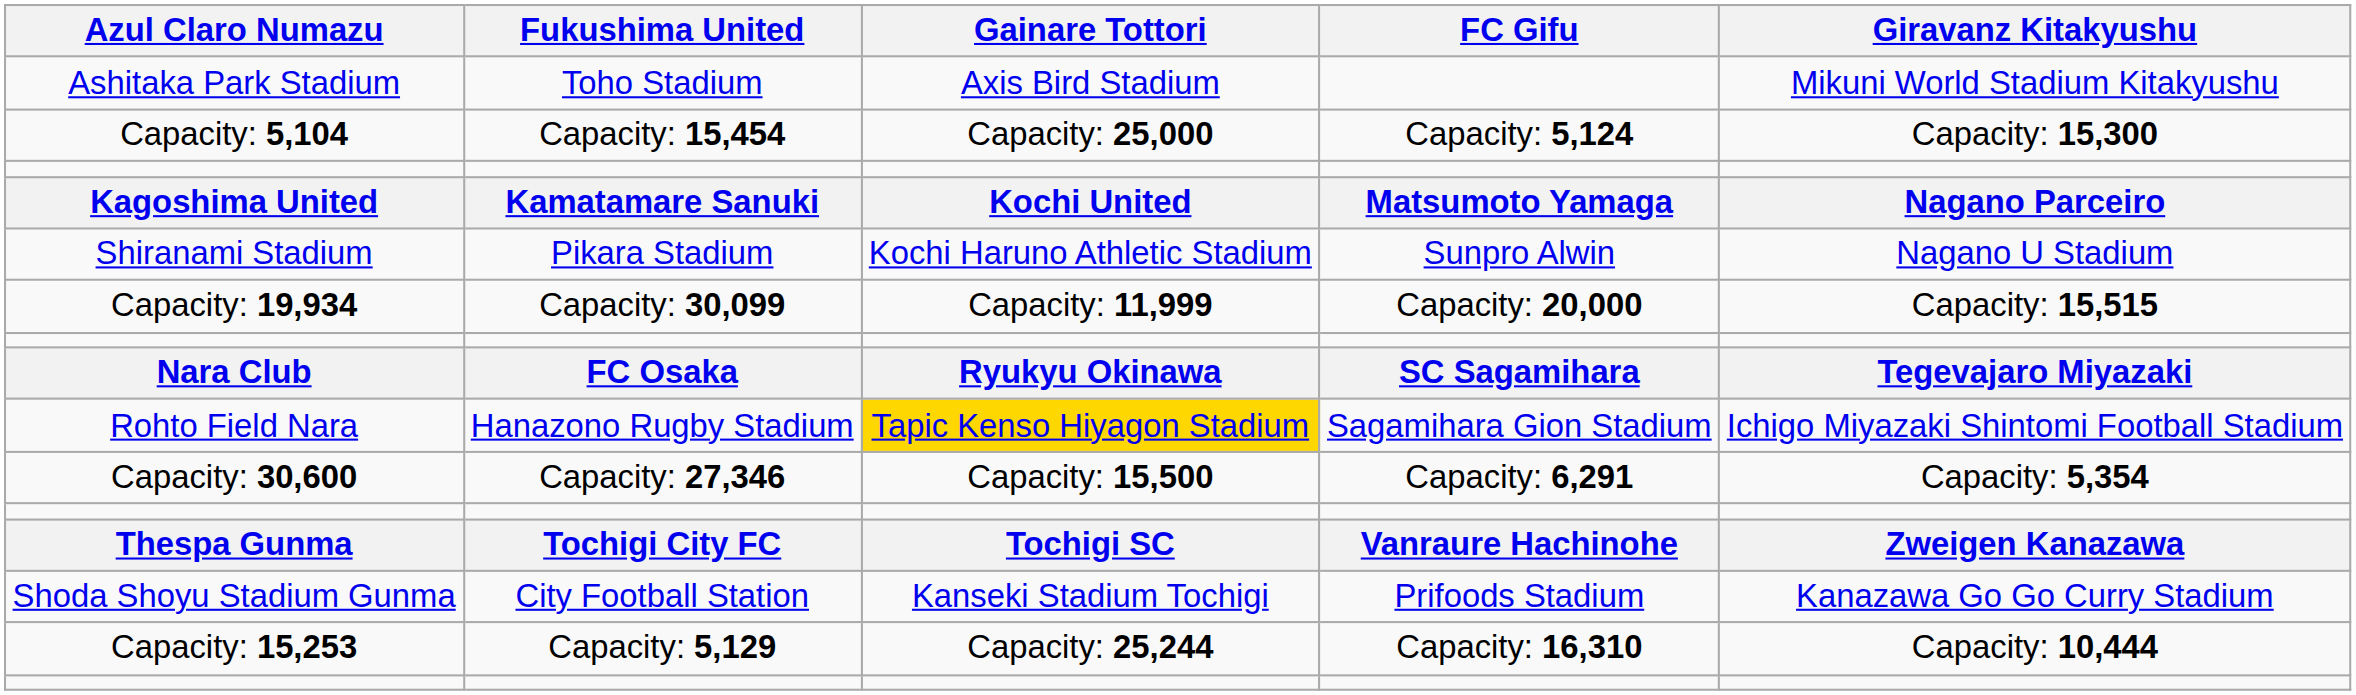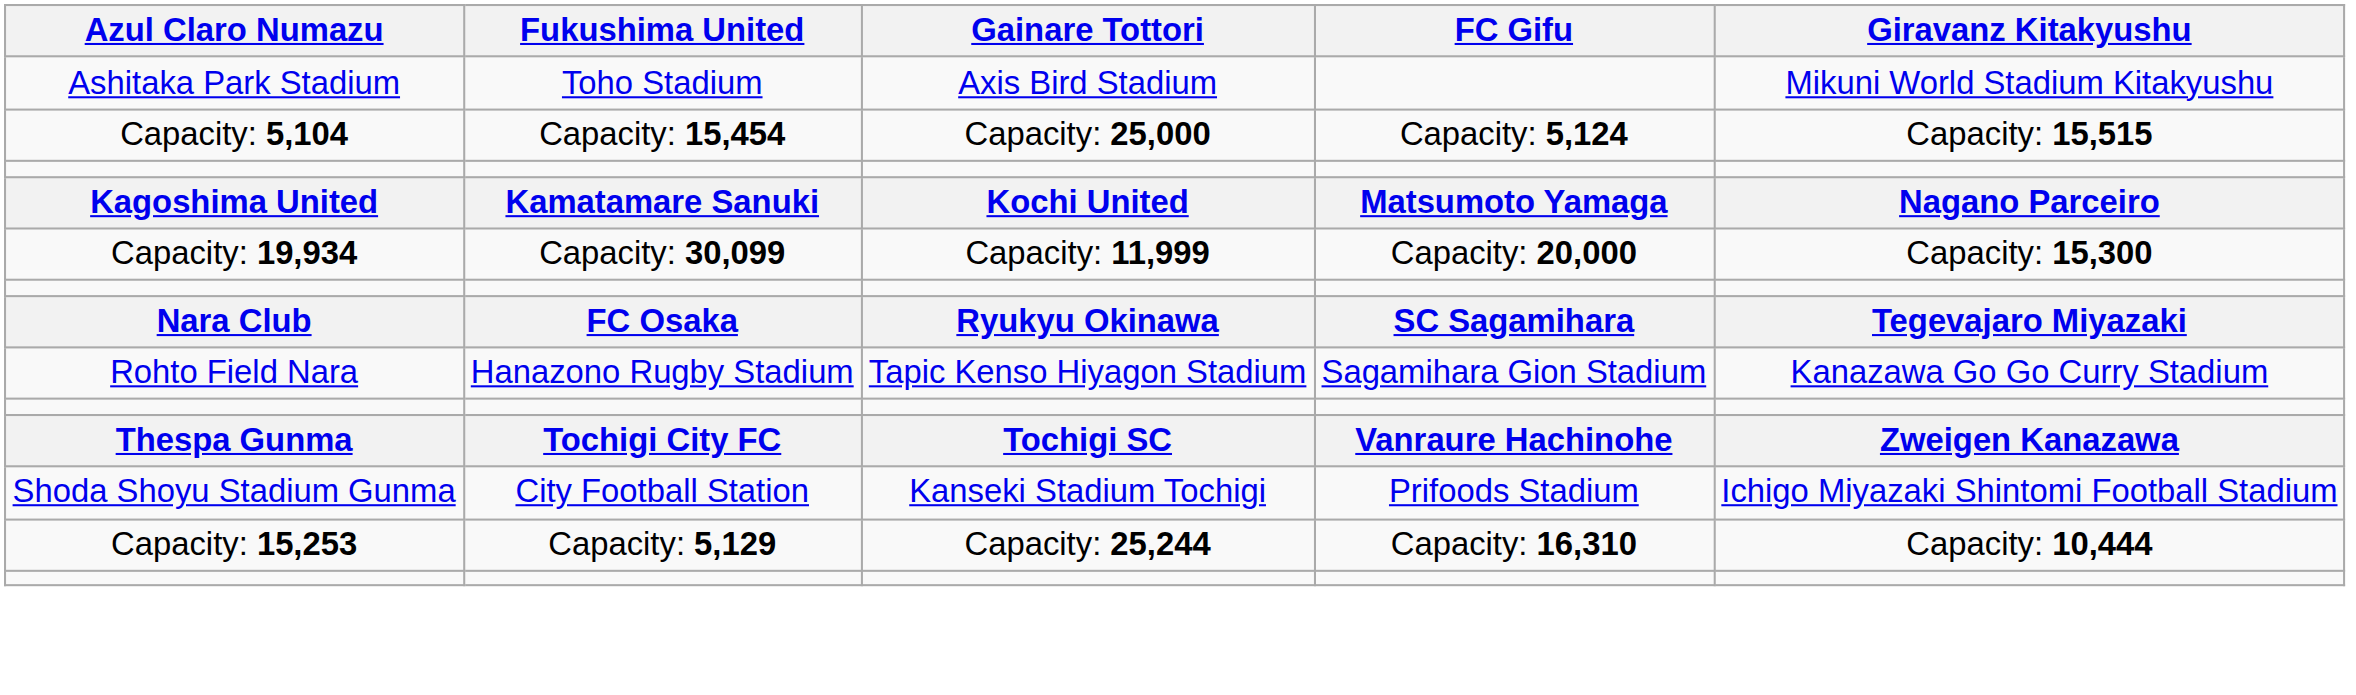(2035, 134) Capacity: 15,300 -> (2029, 134) Capacity: 15,515
- row: (234, 253)
(2035, 305) Capacity: 15,515 -> (2029, 253) Capacity: 15,300
(1090, 424) gold background -> (1088, 372) no background
(2035, 424) Ichigo Miyazaki Shintomi Football Stadium -> (2029, 372) Kanazawa Go Go Curry Stadium
- row: (234, 476)
(2035, 596) Kanazawa Go Go Curry Stadium -> (2029, 492) Ichigo Miyazaki Shintomi Football Stadium
